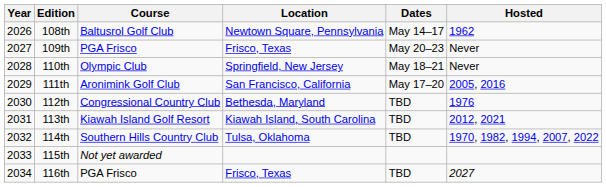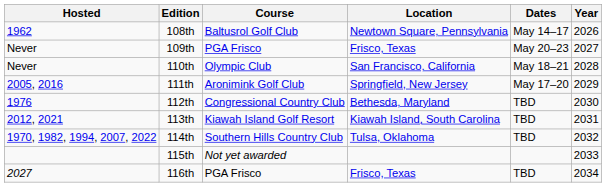columns swapped: (19, 13) <-> (524, 13)
(284, 66) Springfield, New Jersey -> (412, 66) San Francisco, California
(288, 84) San Francisco, California -> (409, 84) Springfield, New Jersey
